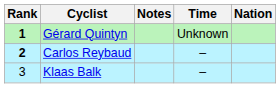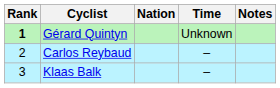columns swapped: (253, 14) <-> (154, 14)
(22, 53) bold -> (22, 53) normal
